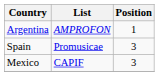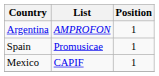(134, 46) 3 -> (134, 46) 1
(134, 63) 3 -> (134, 63) 1
